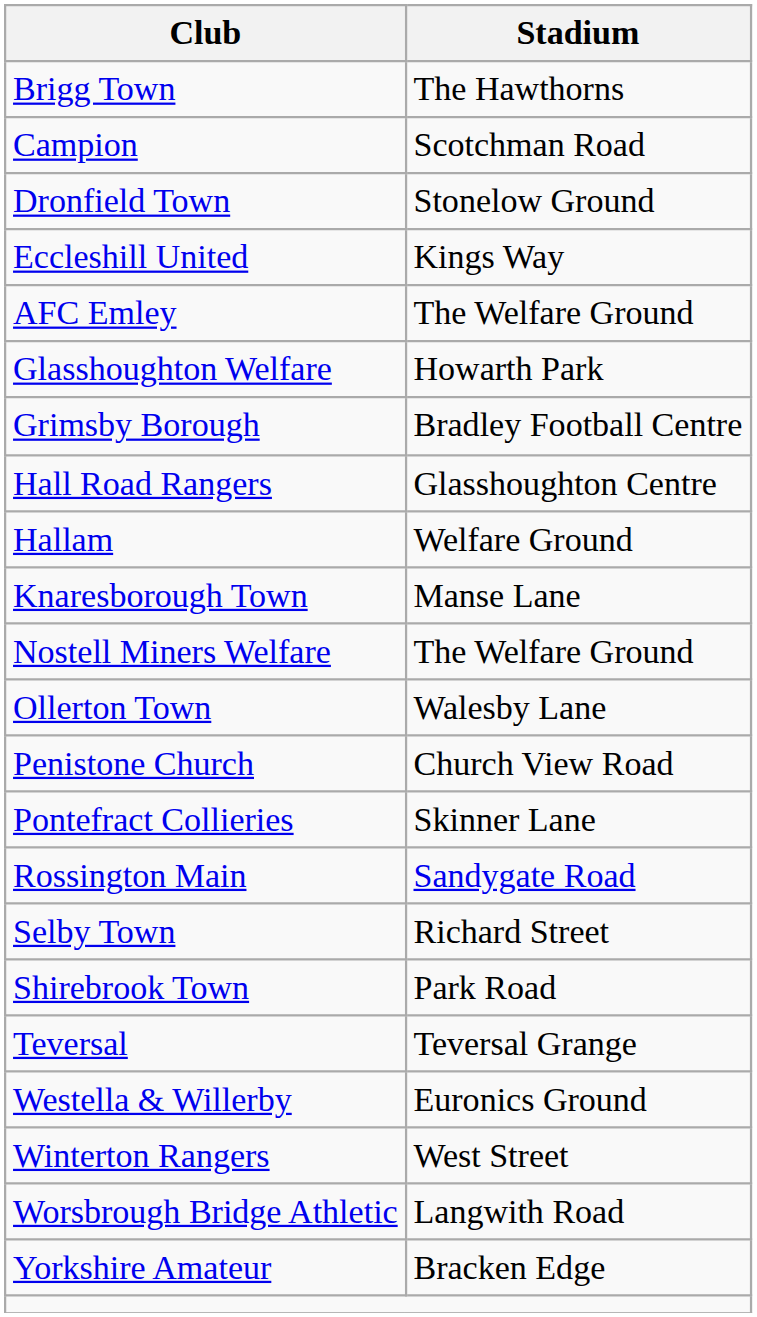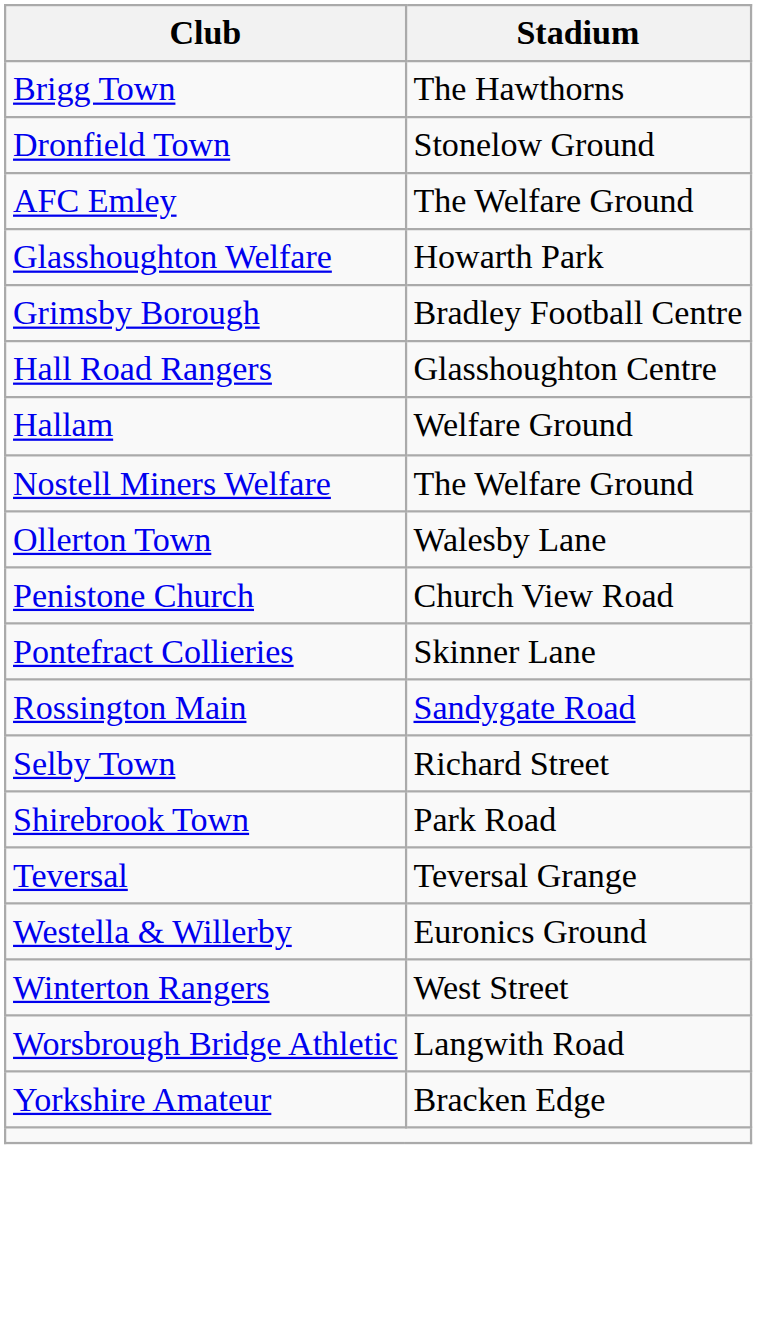- row: (75, 145)
- row: (131, 257)
- row: (160, 594)
